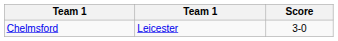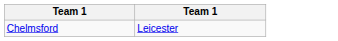- column: (299, 12)
